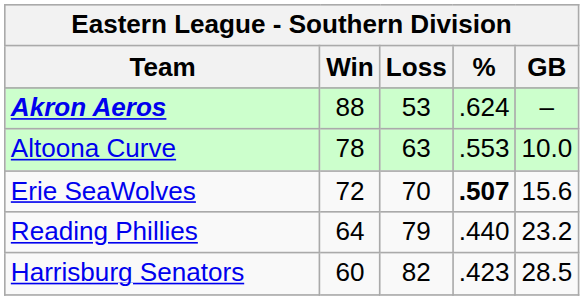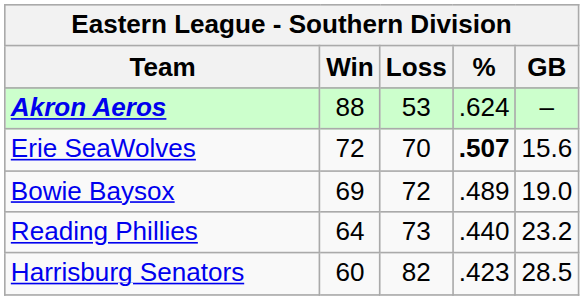- row: (93, 149)
+ row: (93, 190)
(416, 231) 79 -> (416, 231) 73
